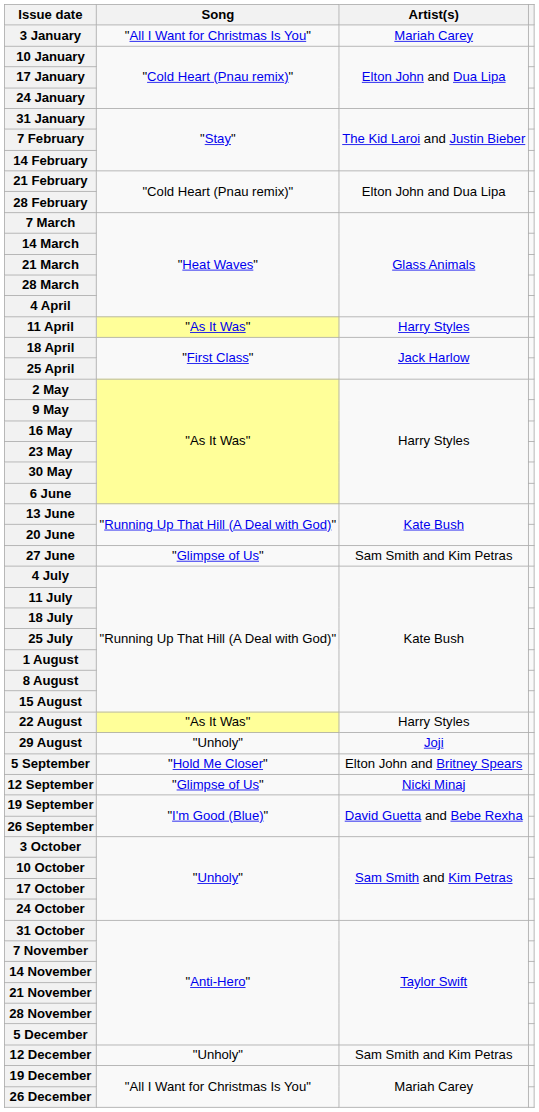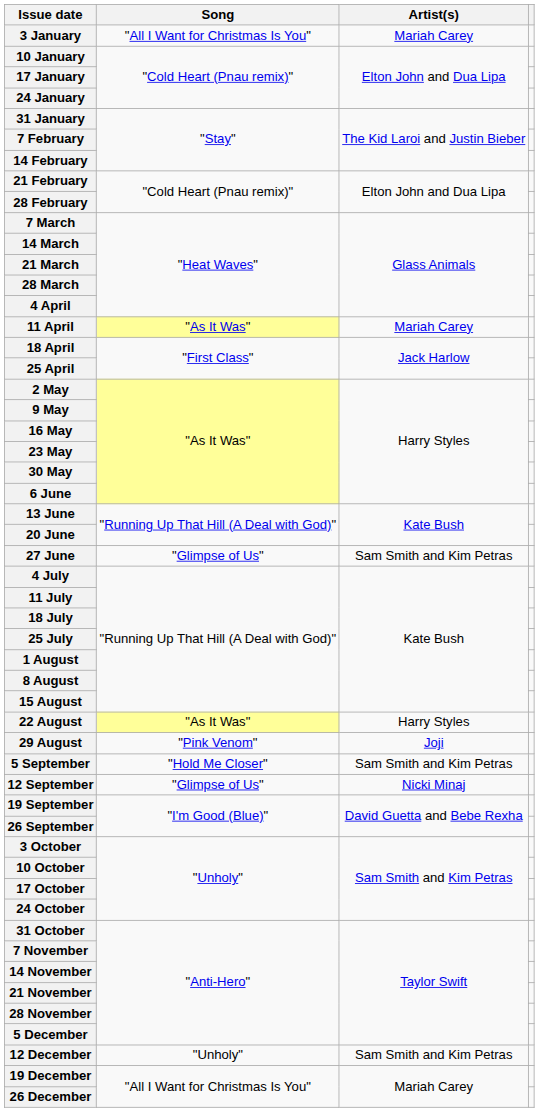(434, 327) Harry Styles -> (434, 327) Mariah Carey
(218, 743) "Unholy" -> (218, 743) "Pink Venom"
(434, 763) Elton John and Britney Spears -> (434, 763) Sam Smith and Kim Petras
